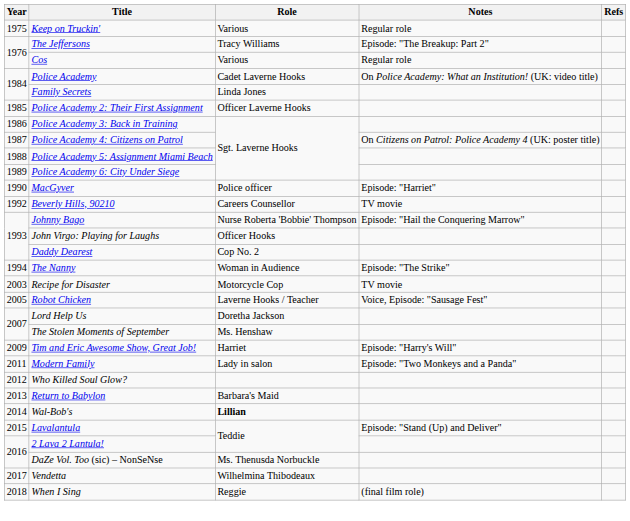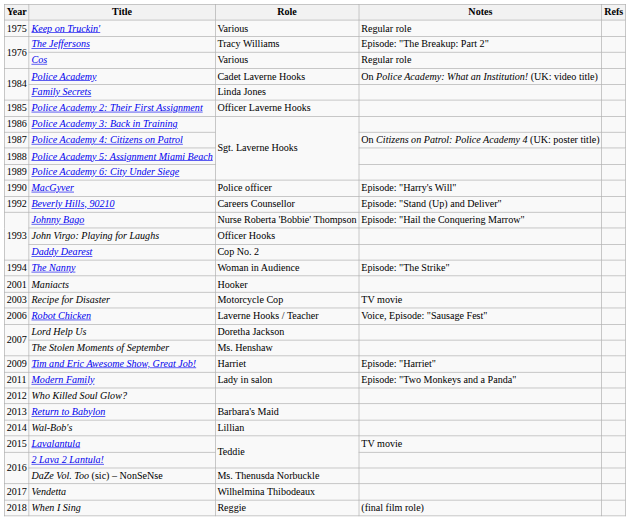(399, 188) Episode: "Harriet" -> (409, 188) Episode: "Harry's Will"
(382, 204) TV movie -> (431, 204) Episode: "Stand (Up) and Deliver"
+ row: (50, 284)
(17, 300) 2005 -> (17, 316) 2006
(409, 348) Episode: "Harry's Will" -> (399, 364) Episode: "Harriet"
(232, 412) bold -> (231, 428) normal
(431, 428) Episode: "Stand (Up) and Deliver" -> (382, 444) TV movie
